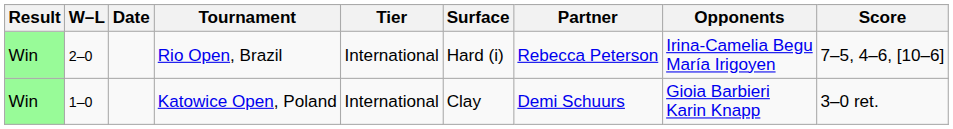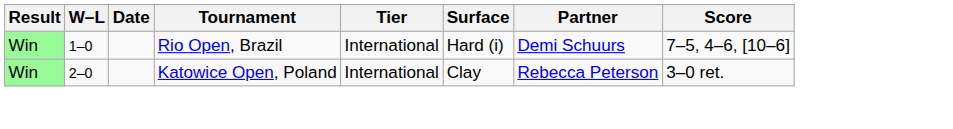- column: (739, 18)
(81, 55) 2–0 -> (81, 46) 1–0
(588, 54) Rebecca Peterson -> (571, 45) Demi Schuurs
(81, 102) 1–0 -> (81, 73) 2–0
(571, 101) Demi Schuurs -> (588, 72) Rebecca Peterson
